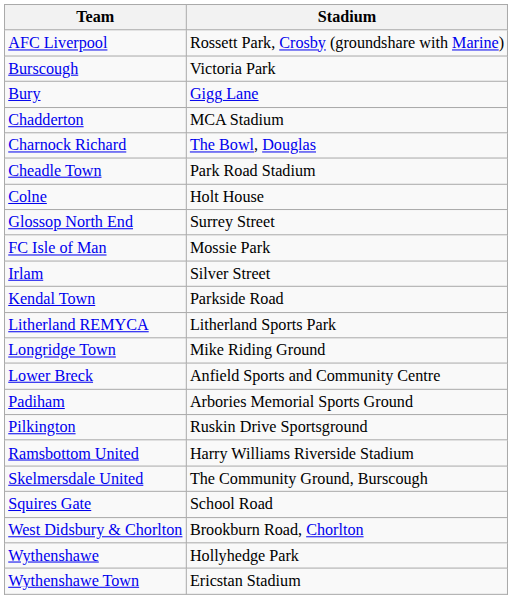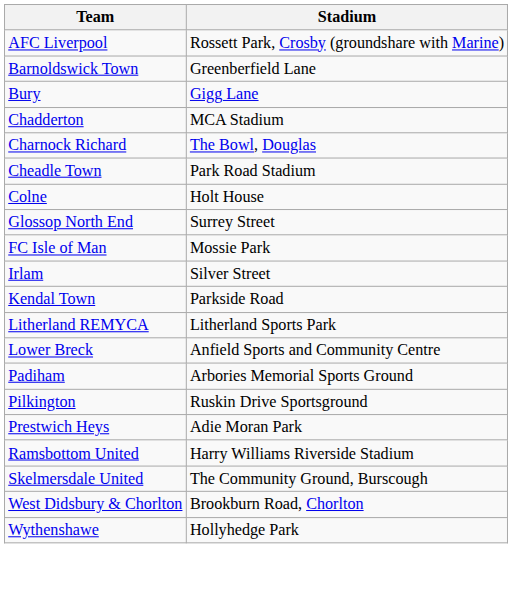+ row: (73, 68)
- row: (43, 68)
- row: (62, 350)
+ row: (59, 427)
- row: (50, 504)
- row: (74, 581)
